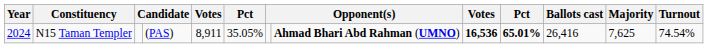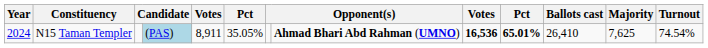(159, 33) no background -> (159, 33) lightblue background
(562, 33) 26,416 -> (562, 33) 26,410
